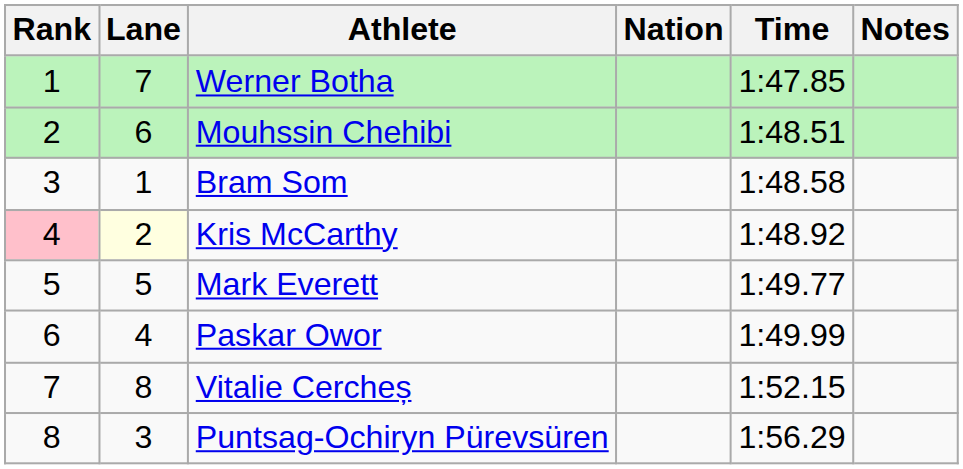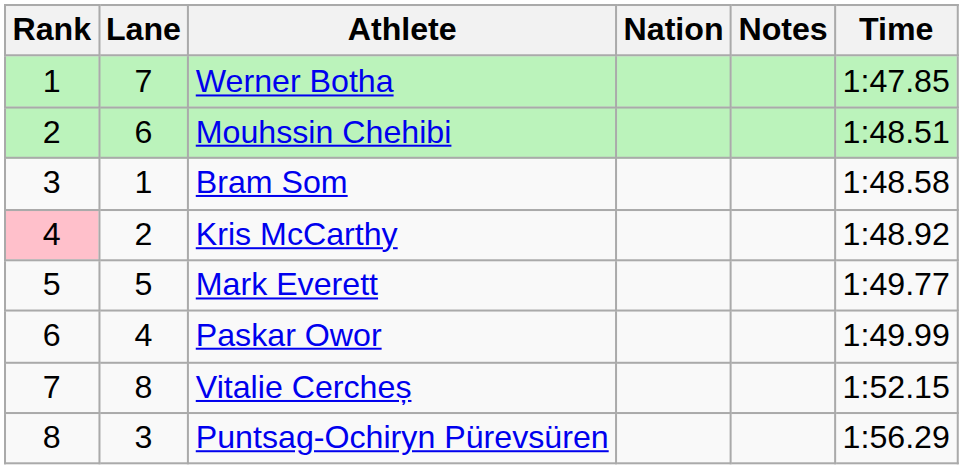columns swapped: (792, 30) <-> (905, 30)
(143, 234) lightyellow background -> (143, 234) no background
